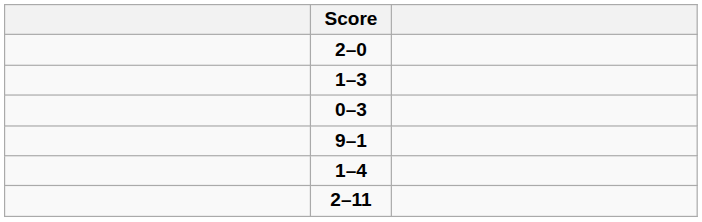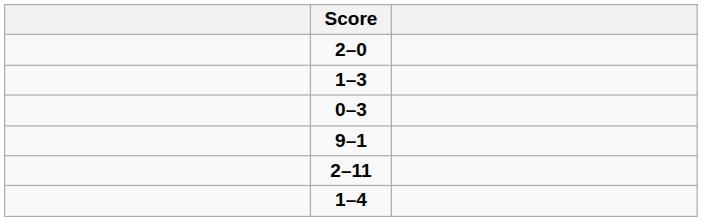rows swapped: (351, 170) <-> (351, 200)
